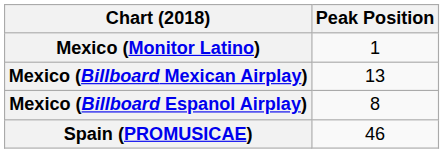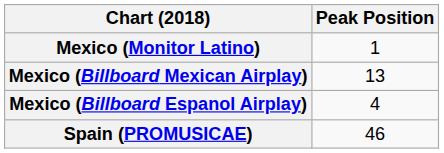(375, 104) 8 -> (375, 104) 4
